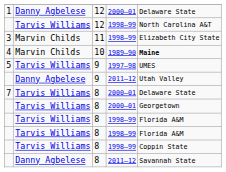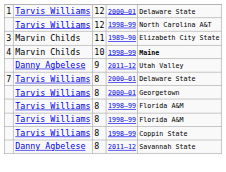(50, 11) Danny Agbelese -> (53, 11) Tarvis Williams
(122, 38) 1998–99 -> (122, 38) 1989–90
(122, 52) 1989–90 -> (122, 52) 1998–99
- row: (9, 65)
